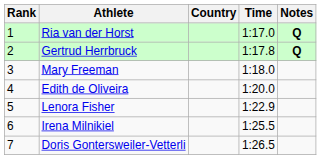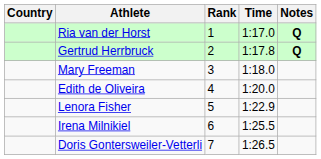columns swapped: (22, 13) <-> (214, 13)
